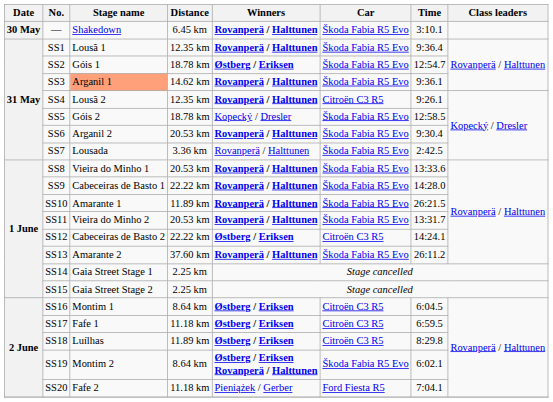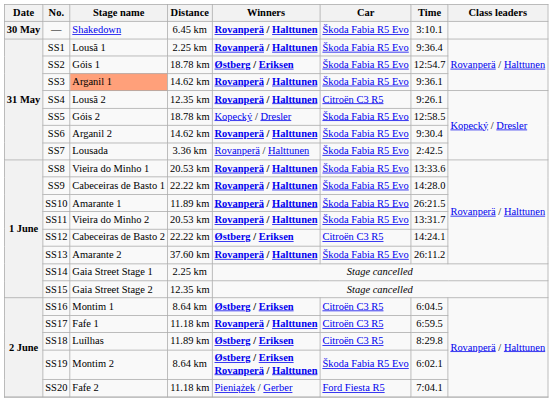(190, 47) 12.35 km -> (190, 47) 2.25 km
(190, 133) 20.53 km -> (190, 133) 14.62 km
(190, 289) 2.25 km -> (190, 289) 12.35 km
(254, 323) Østberg / Eriksen -> (266, 323) Rovanperä / Halttunen
